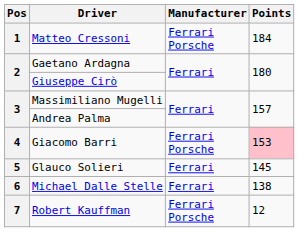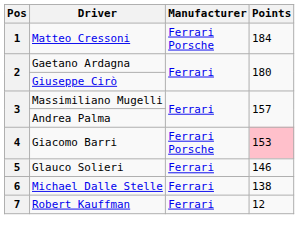(262, 167) 145 -> (262, 167) 146
(191, 210) Ferrari Porsche -> (191, 204) Ferrari
